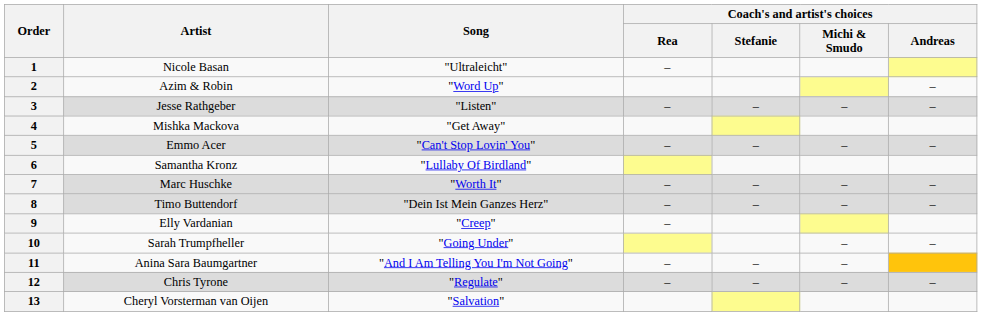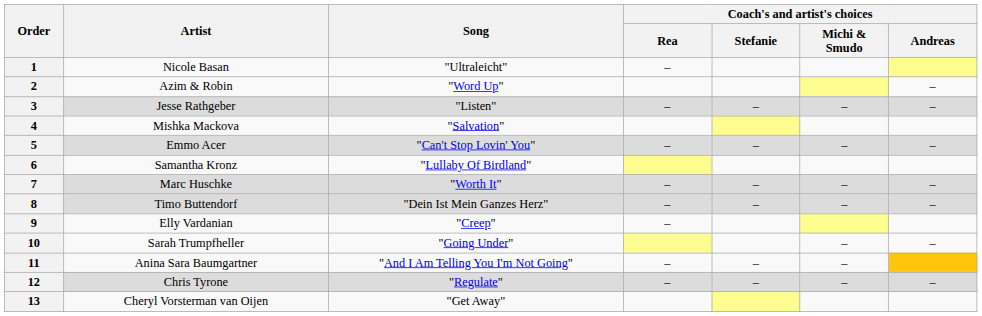(476, 125) "Get Away" -> (476, 125) "Salvation"
(476, 301) "Salvation" -> (476, 301) "Get Away"
